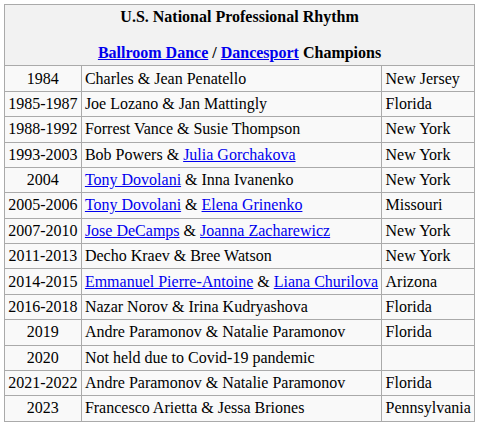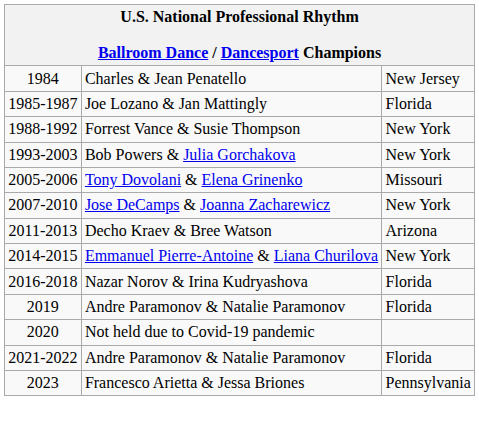- row: (43, 180)
(418, 256) New York -> (411, 230) Arizona
(411, 281) Arizona -> (418, 256) New York
